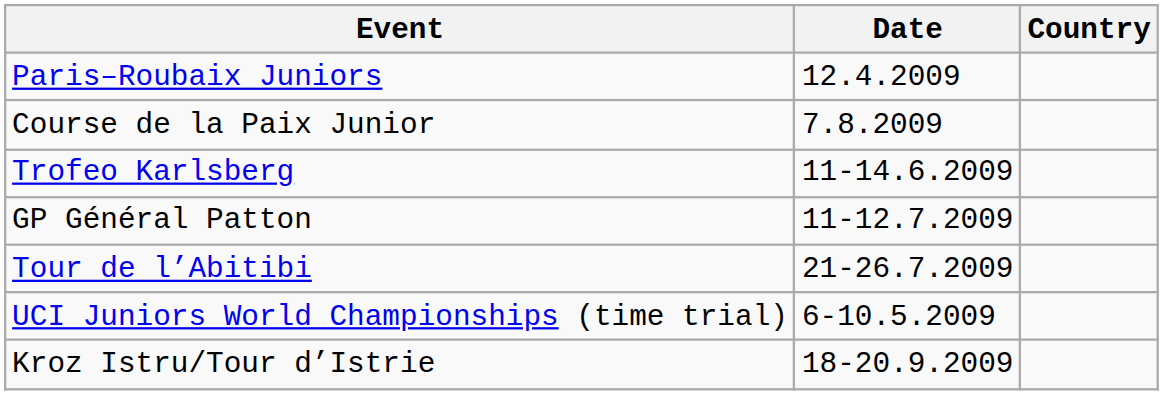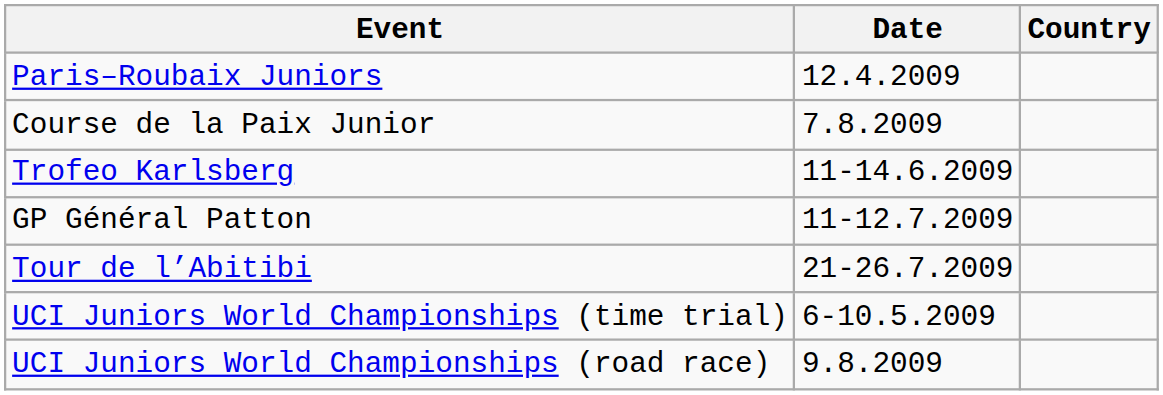+ row: (391, 364)
- row: (224, 364)
